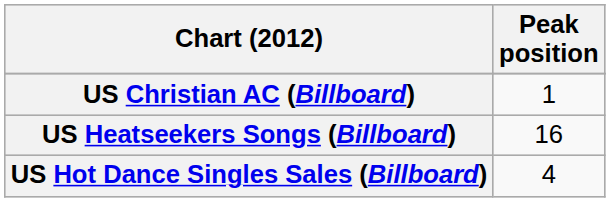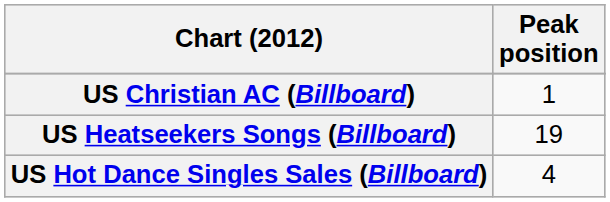(549, 134) 16 -> (549, 134) 19
